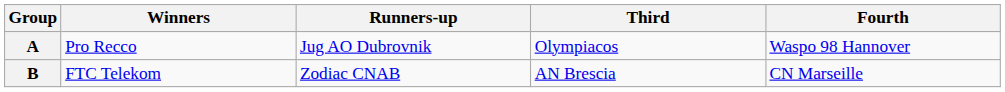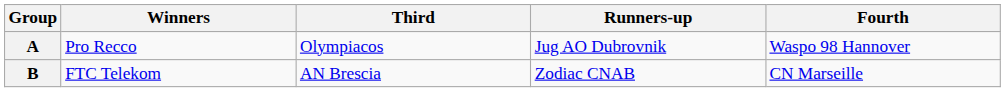columns swapped: (413, 18) <-> (648, 18)
